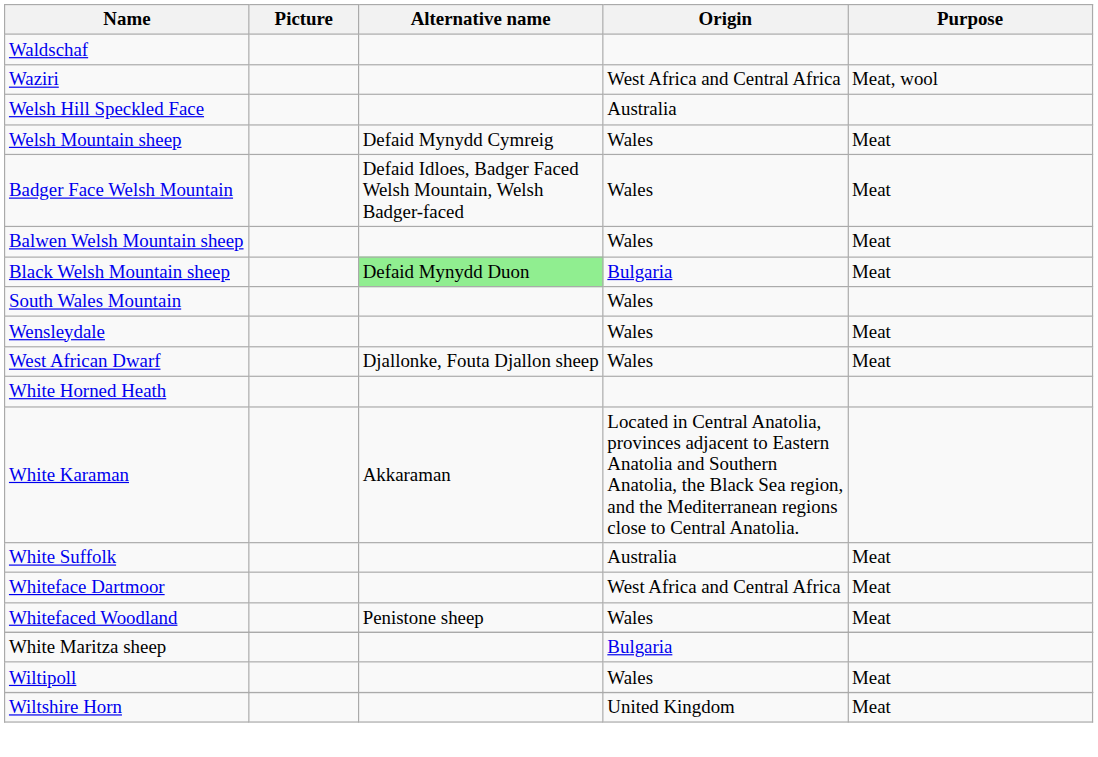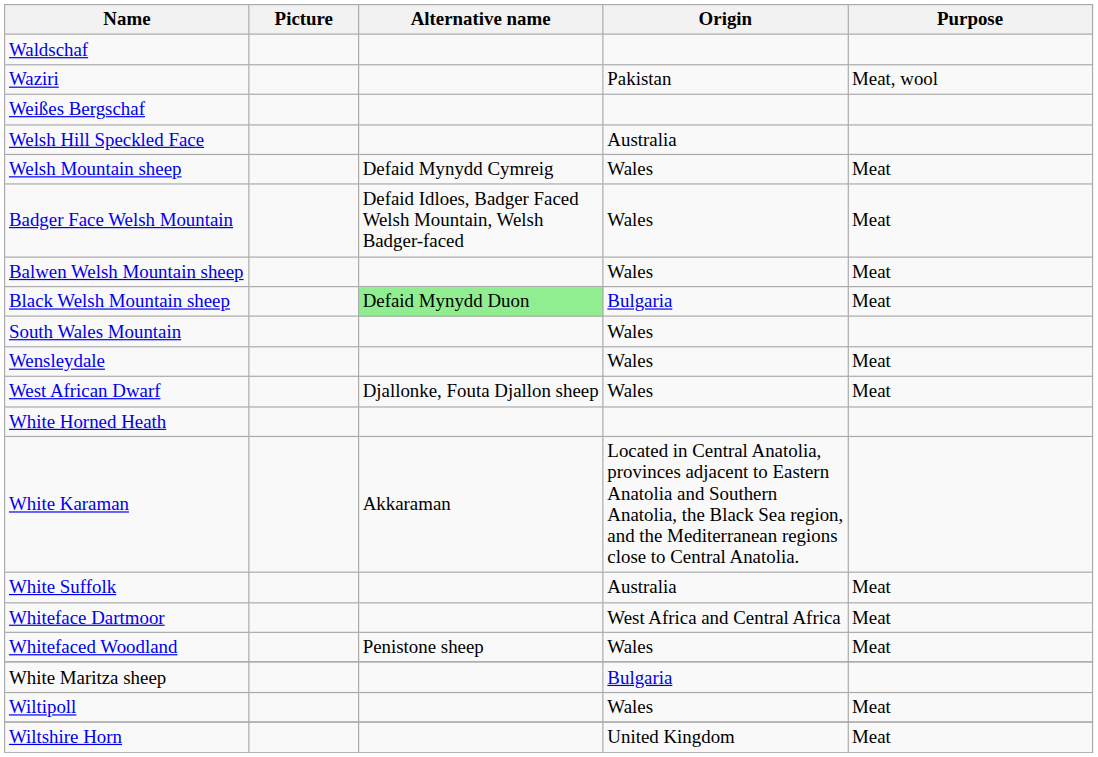(724, 79) West Africa and Central Africa -> (639, 79) Pakistan
+ row: (77, 109)
